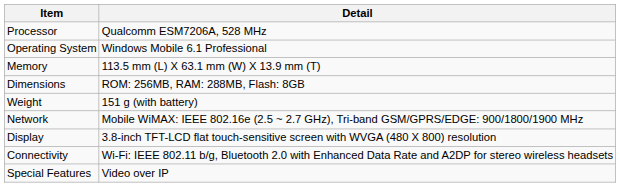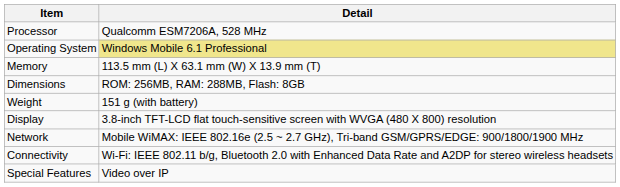(184, 48) no background -> (184, 48) khaki background
rows swapped: (25, 137) <-> (27, 119)
